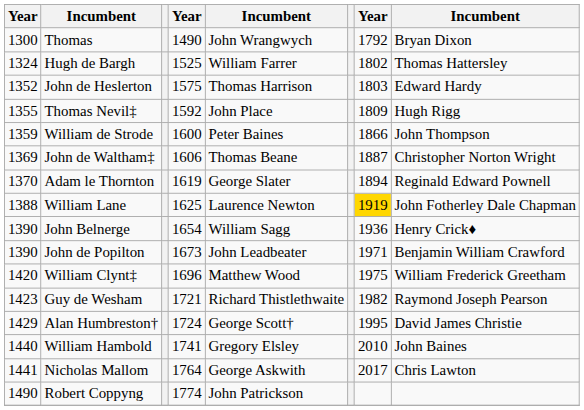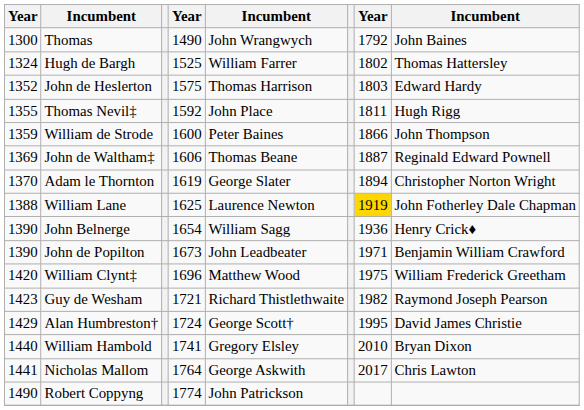(433, 39) Bryan Dixon -> (431, 39) John Baines
(373, 110) 1809 -> (372, 110) 1811
(475, 157) Christopher Norton Wright -> (473, 157) Reginald Edward Pownell
(473, 181) Reginald Edward Pownell -> (475, 181) Christopher Norton Wright
(431, 346) John Baines -> (433, 346) Bryan Dixon
